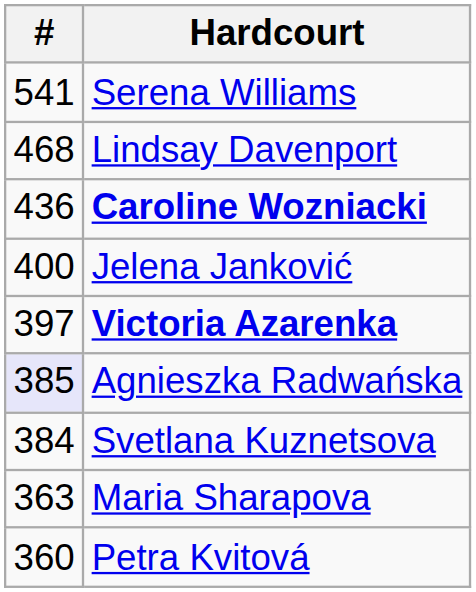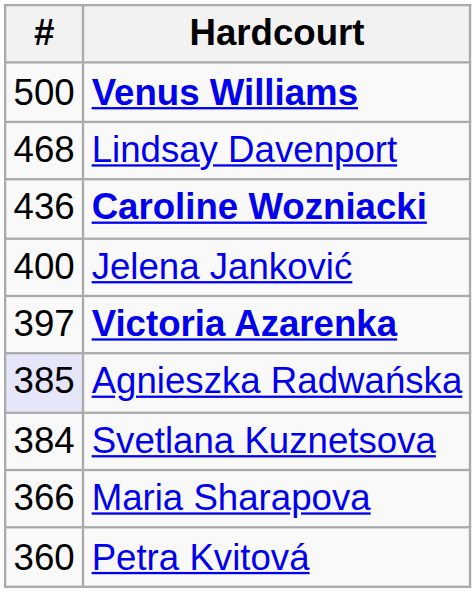- row: (224, 91)
+ row: (225, 91)
(44, 498) 363 -> (44, 498) 366
